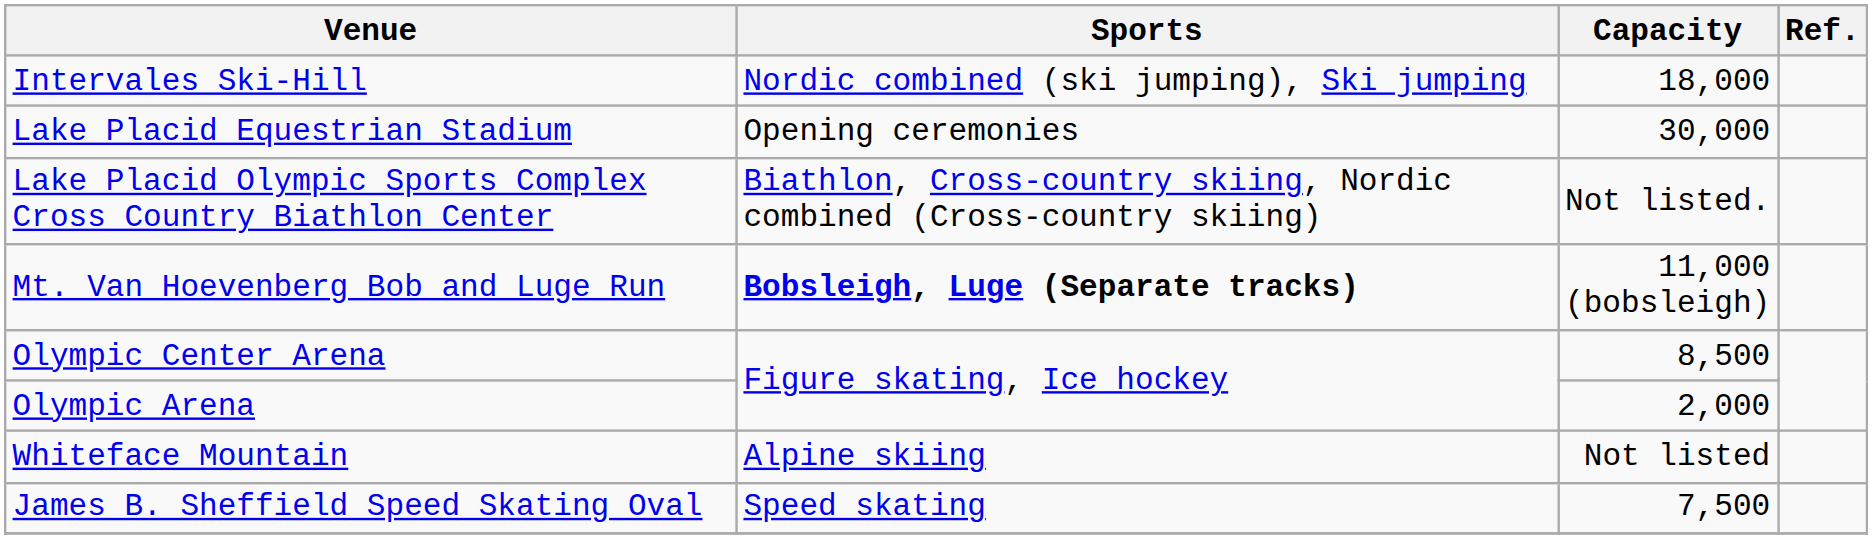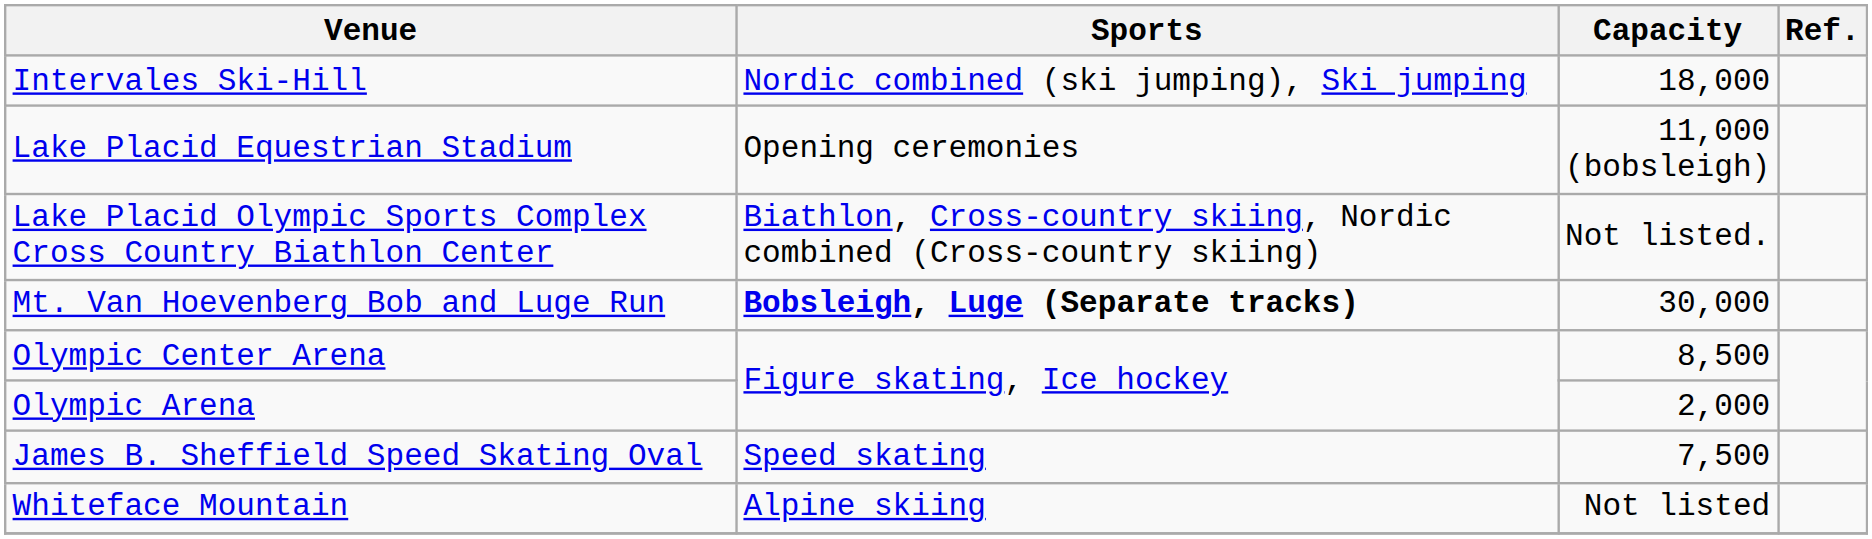(1714, 132) 30,000 -> (1668, 150) 11,000 (bobsleigh)
(1668, 287) 11,000 (bobsleigh) -> (1714, 305) 30,000
rows swapped: (358, 507) <-> (180, 457)
